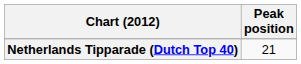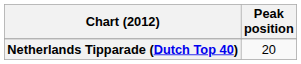(269, 49) 21 -> (269, 49) 20
